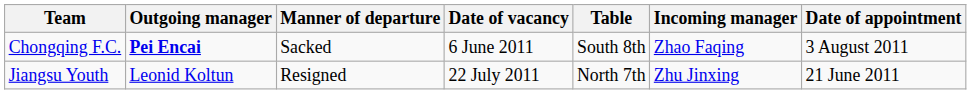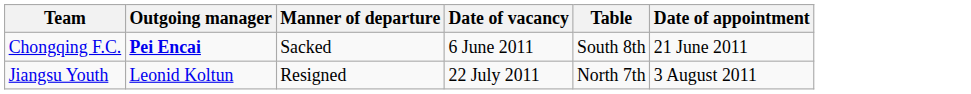- column: (726, 18)
(857, 46) 3 August 2011 -> (701, 46) 21 June 2011
(853, 74) 21 June 2011 -> (705, 74) 3 August 2011
